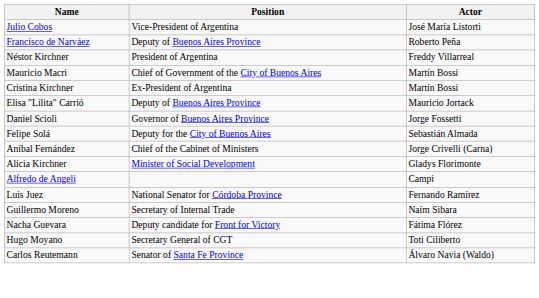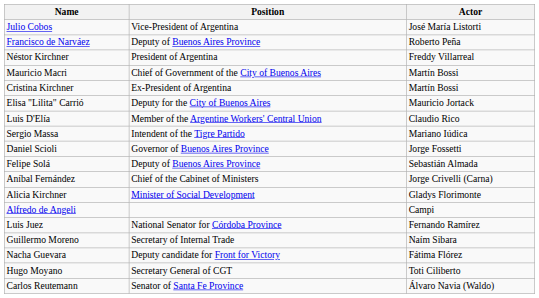(196, 103) Deputy of Buenos Aires Province -> (201, 103) Deputy for the City of Buenos Aires
+ row: (28, 118)
+ row: (32, 133)
(201, 133) Deputy for the City of Buenos Aires -> (196, 164) Deputy of Buenos Aires Province
